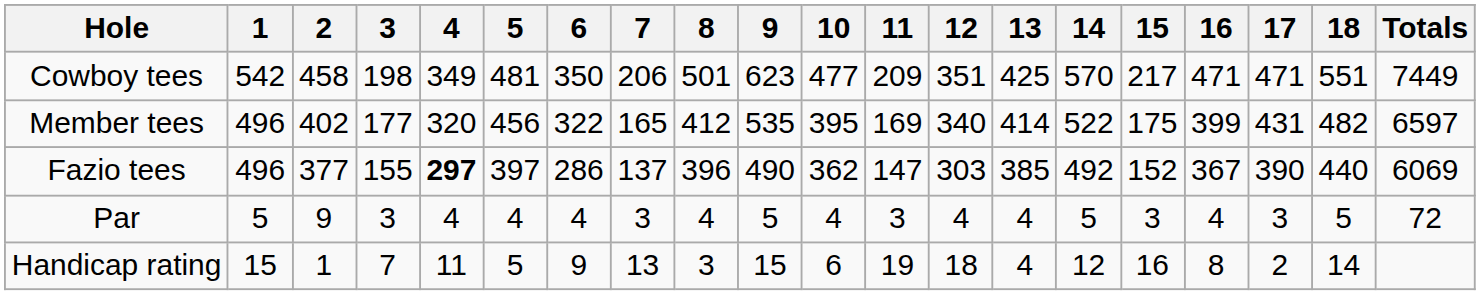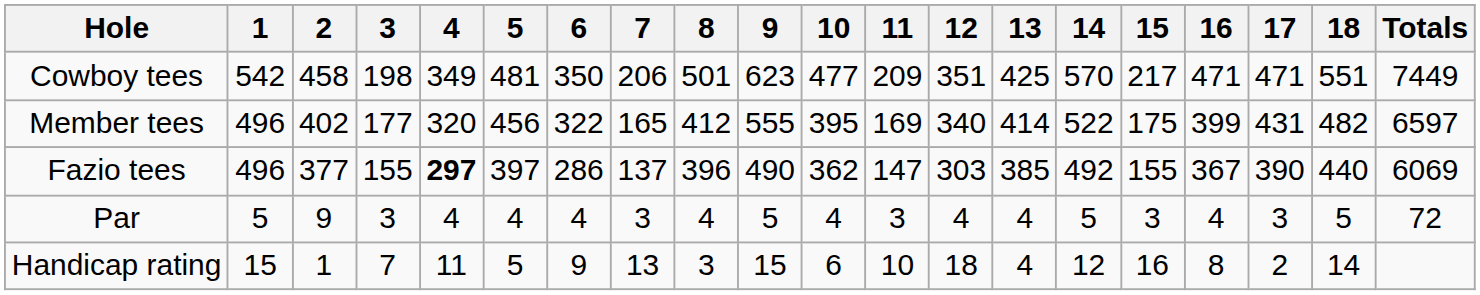(770, 123) 535 -> (770, 123) 555
(1152, 170) 152 -> (1152, 170) 155
(897, 265) 19 -> (897, 265) 10
